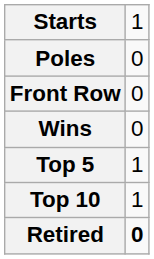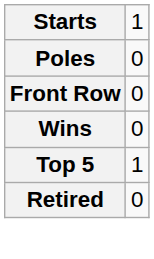- row: (65, 199)
(137, 235) bold -> (137, 199) normal
